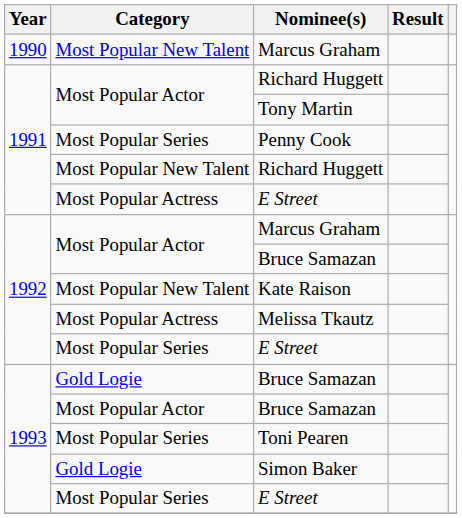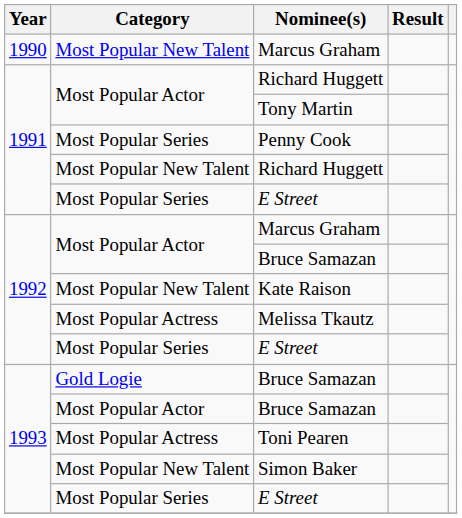(137, 199) Most Popular Actress -> (132, 199) Most Popular Series
(132, 438) Most Popular Series -> (137, 438) Most Popular Actress
(99, 468) Gold Logie -> (152, 468) Most Popular New Talent
